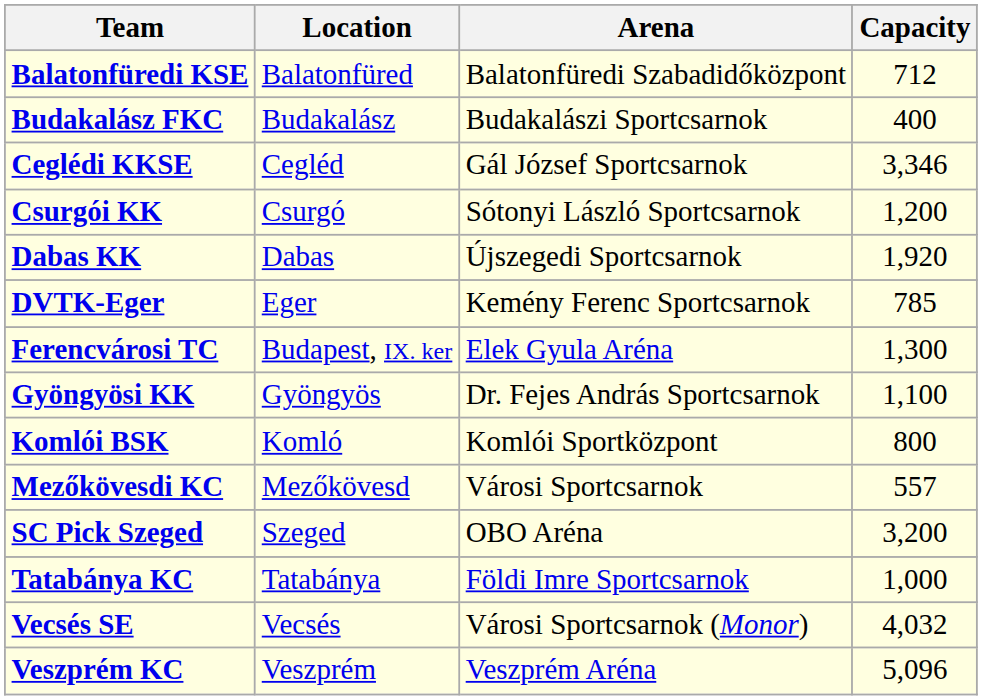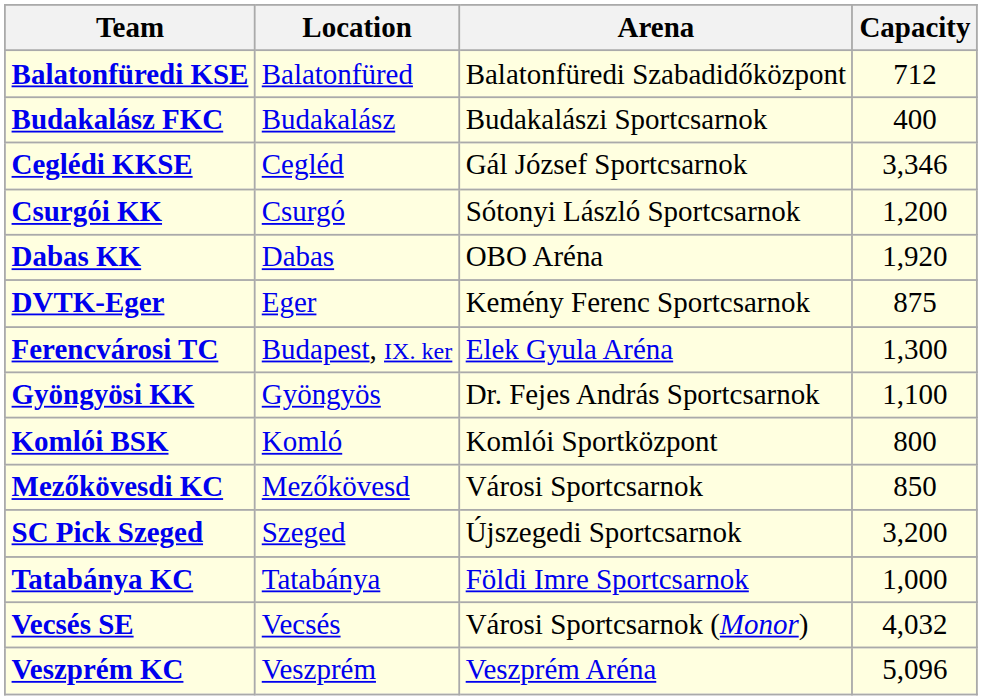(604, 257) Újszegedi Sportcsarnok -> (534, 257) OBO Aréna
(915, 303) 785 -> (915, 303) 875
(915, 486) 557 -> (915, 486) 850
(534, 532) OBO Aréna -> (604, 532) Újszegedi Sportcsarnok
